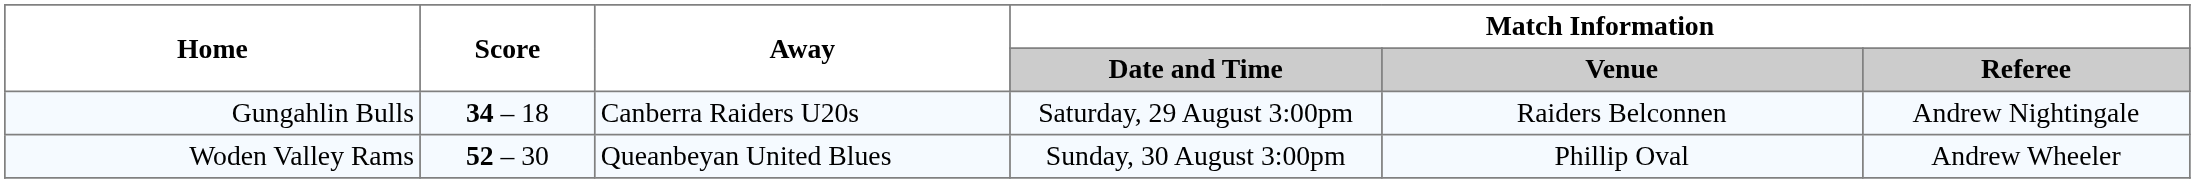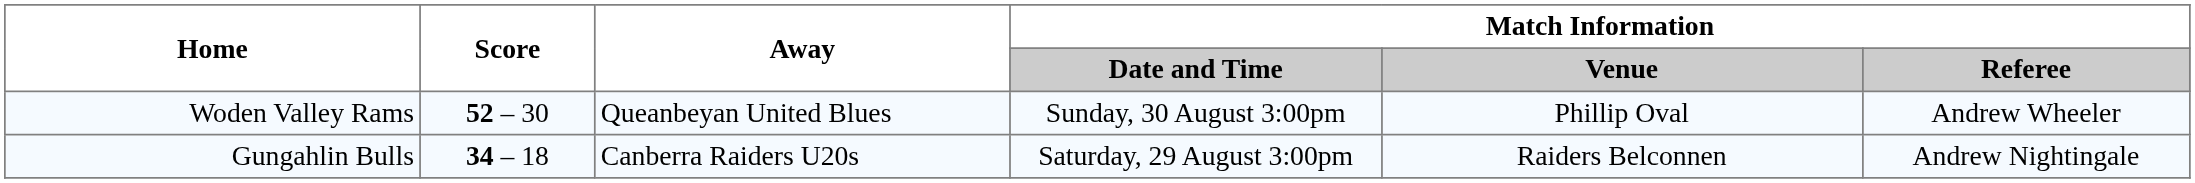rows swapped: (323, 112) <-> (302, 155)
